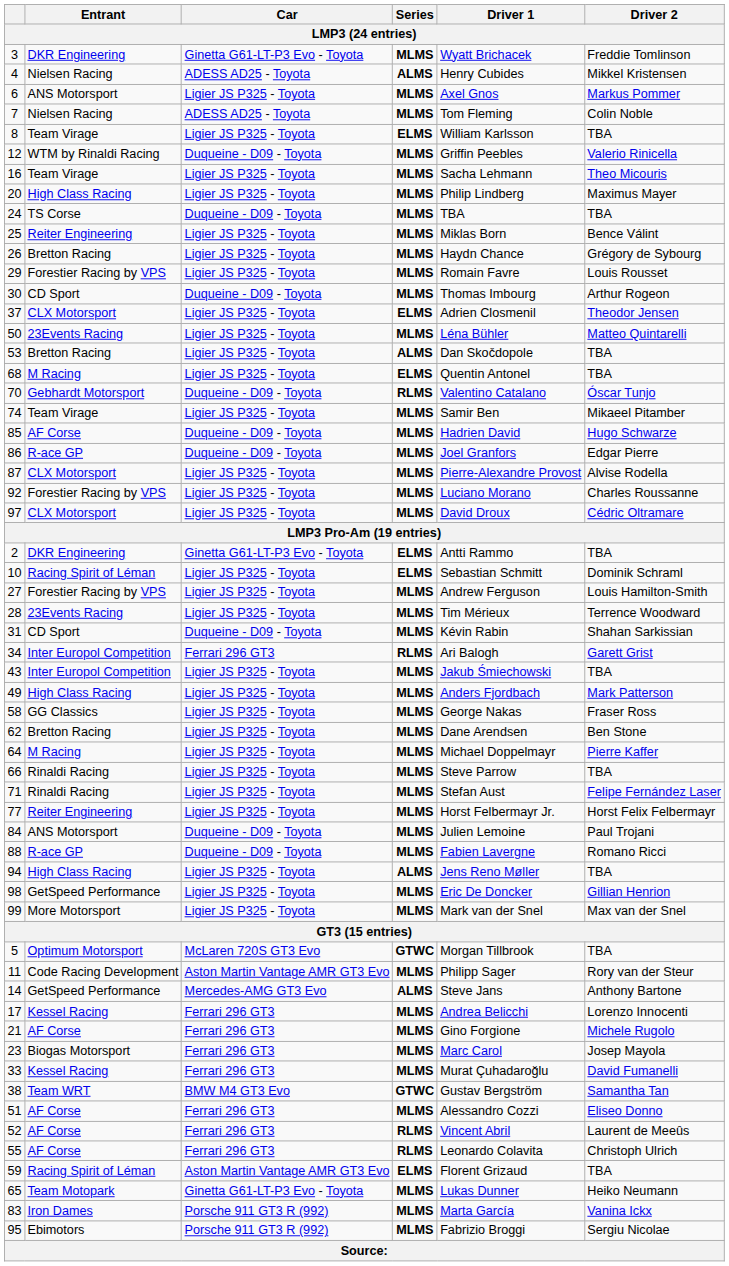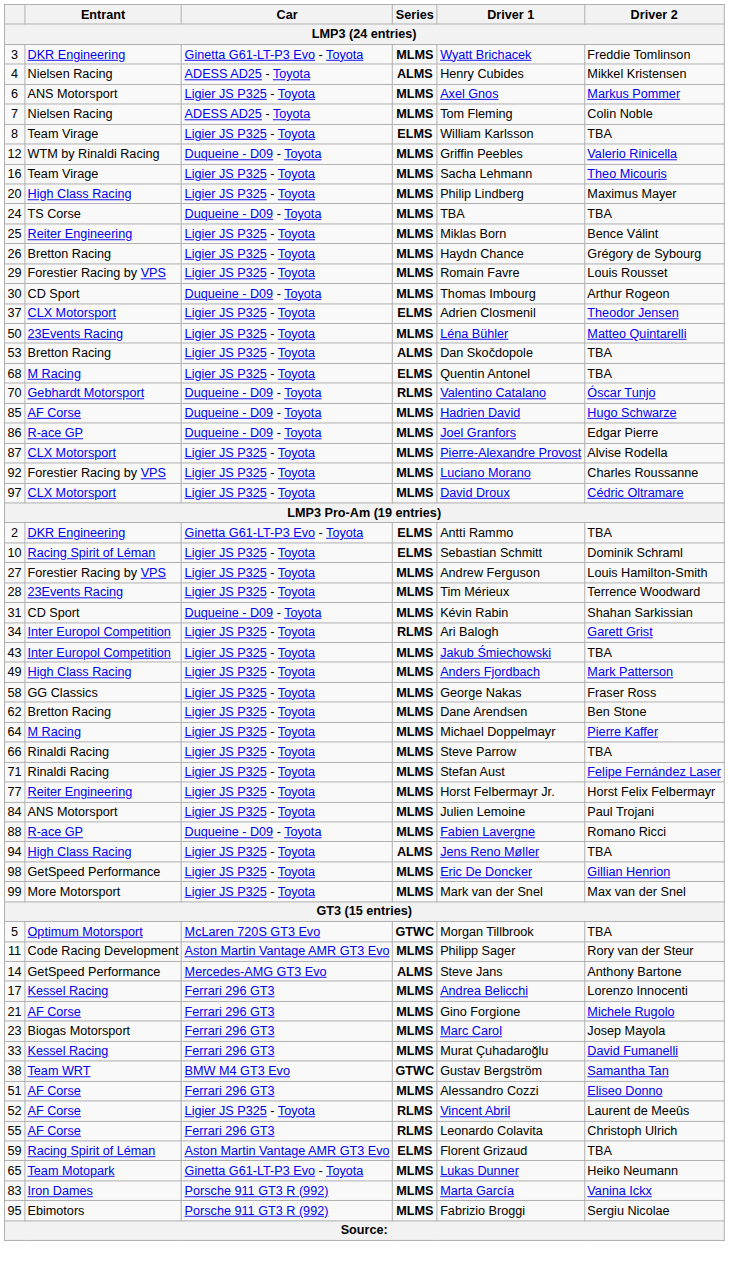- row: (14, 413)
(230, 652) Ferrari 296 GT3 -> (250, 632) Ligier JS P325 - Toyota
(253, 831) Duqueine - D09 - Toyota -> (250, 812) Ligier JS P325 - Toyota
(230, 1130) Ferrari 296 GT3 -> (250, 1111) Ligier JS P325 - Toyota
